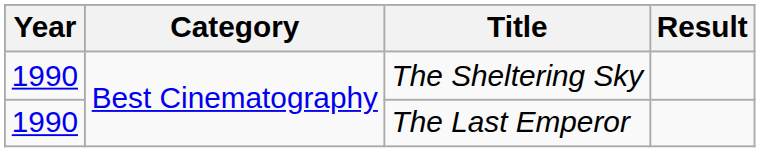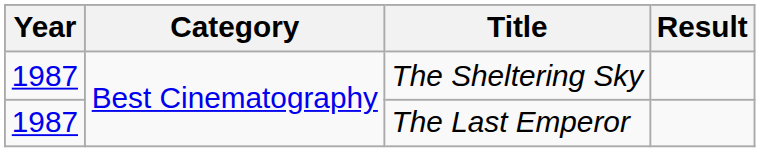(45, 75) 1990 -> (45, 75) 1987
(45, 122) 1990 -> (45, 122) 1987
